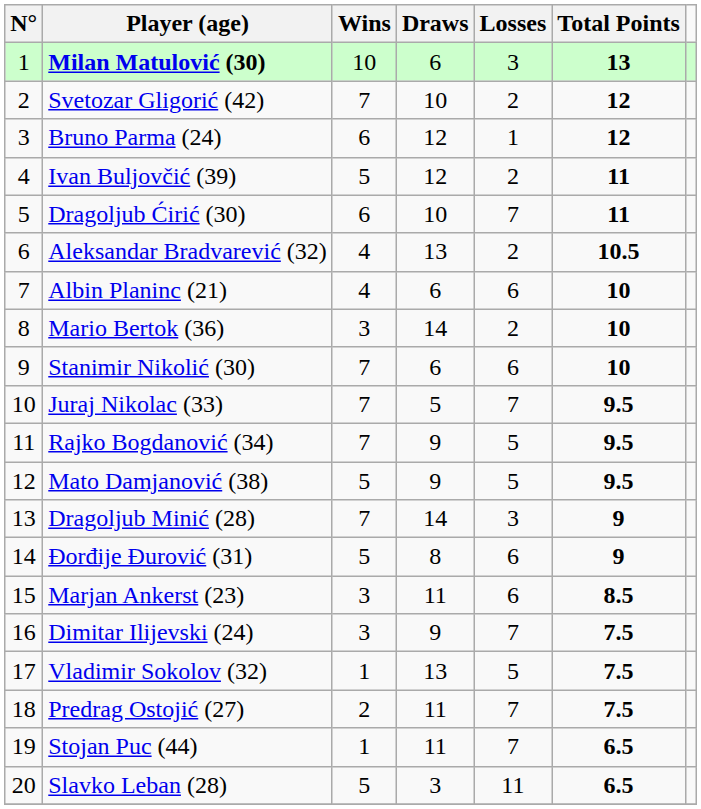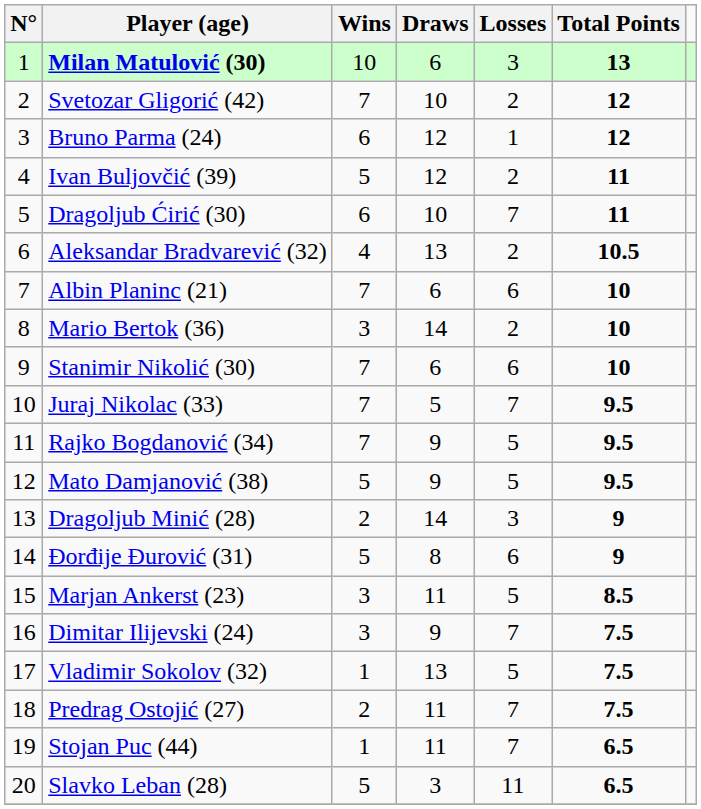(364, 289) 4 -> (364, 289) 7
(364, 518) 7 -> (364, 518) 2
(513, 594) 6 -> (513, 594) 5
